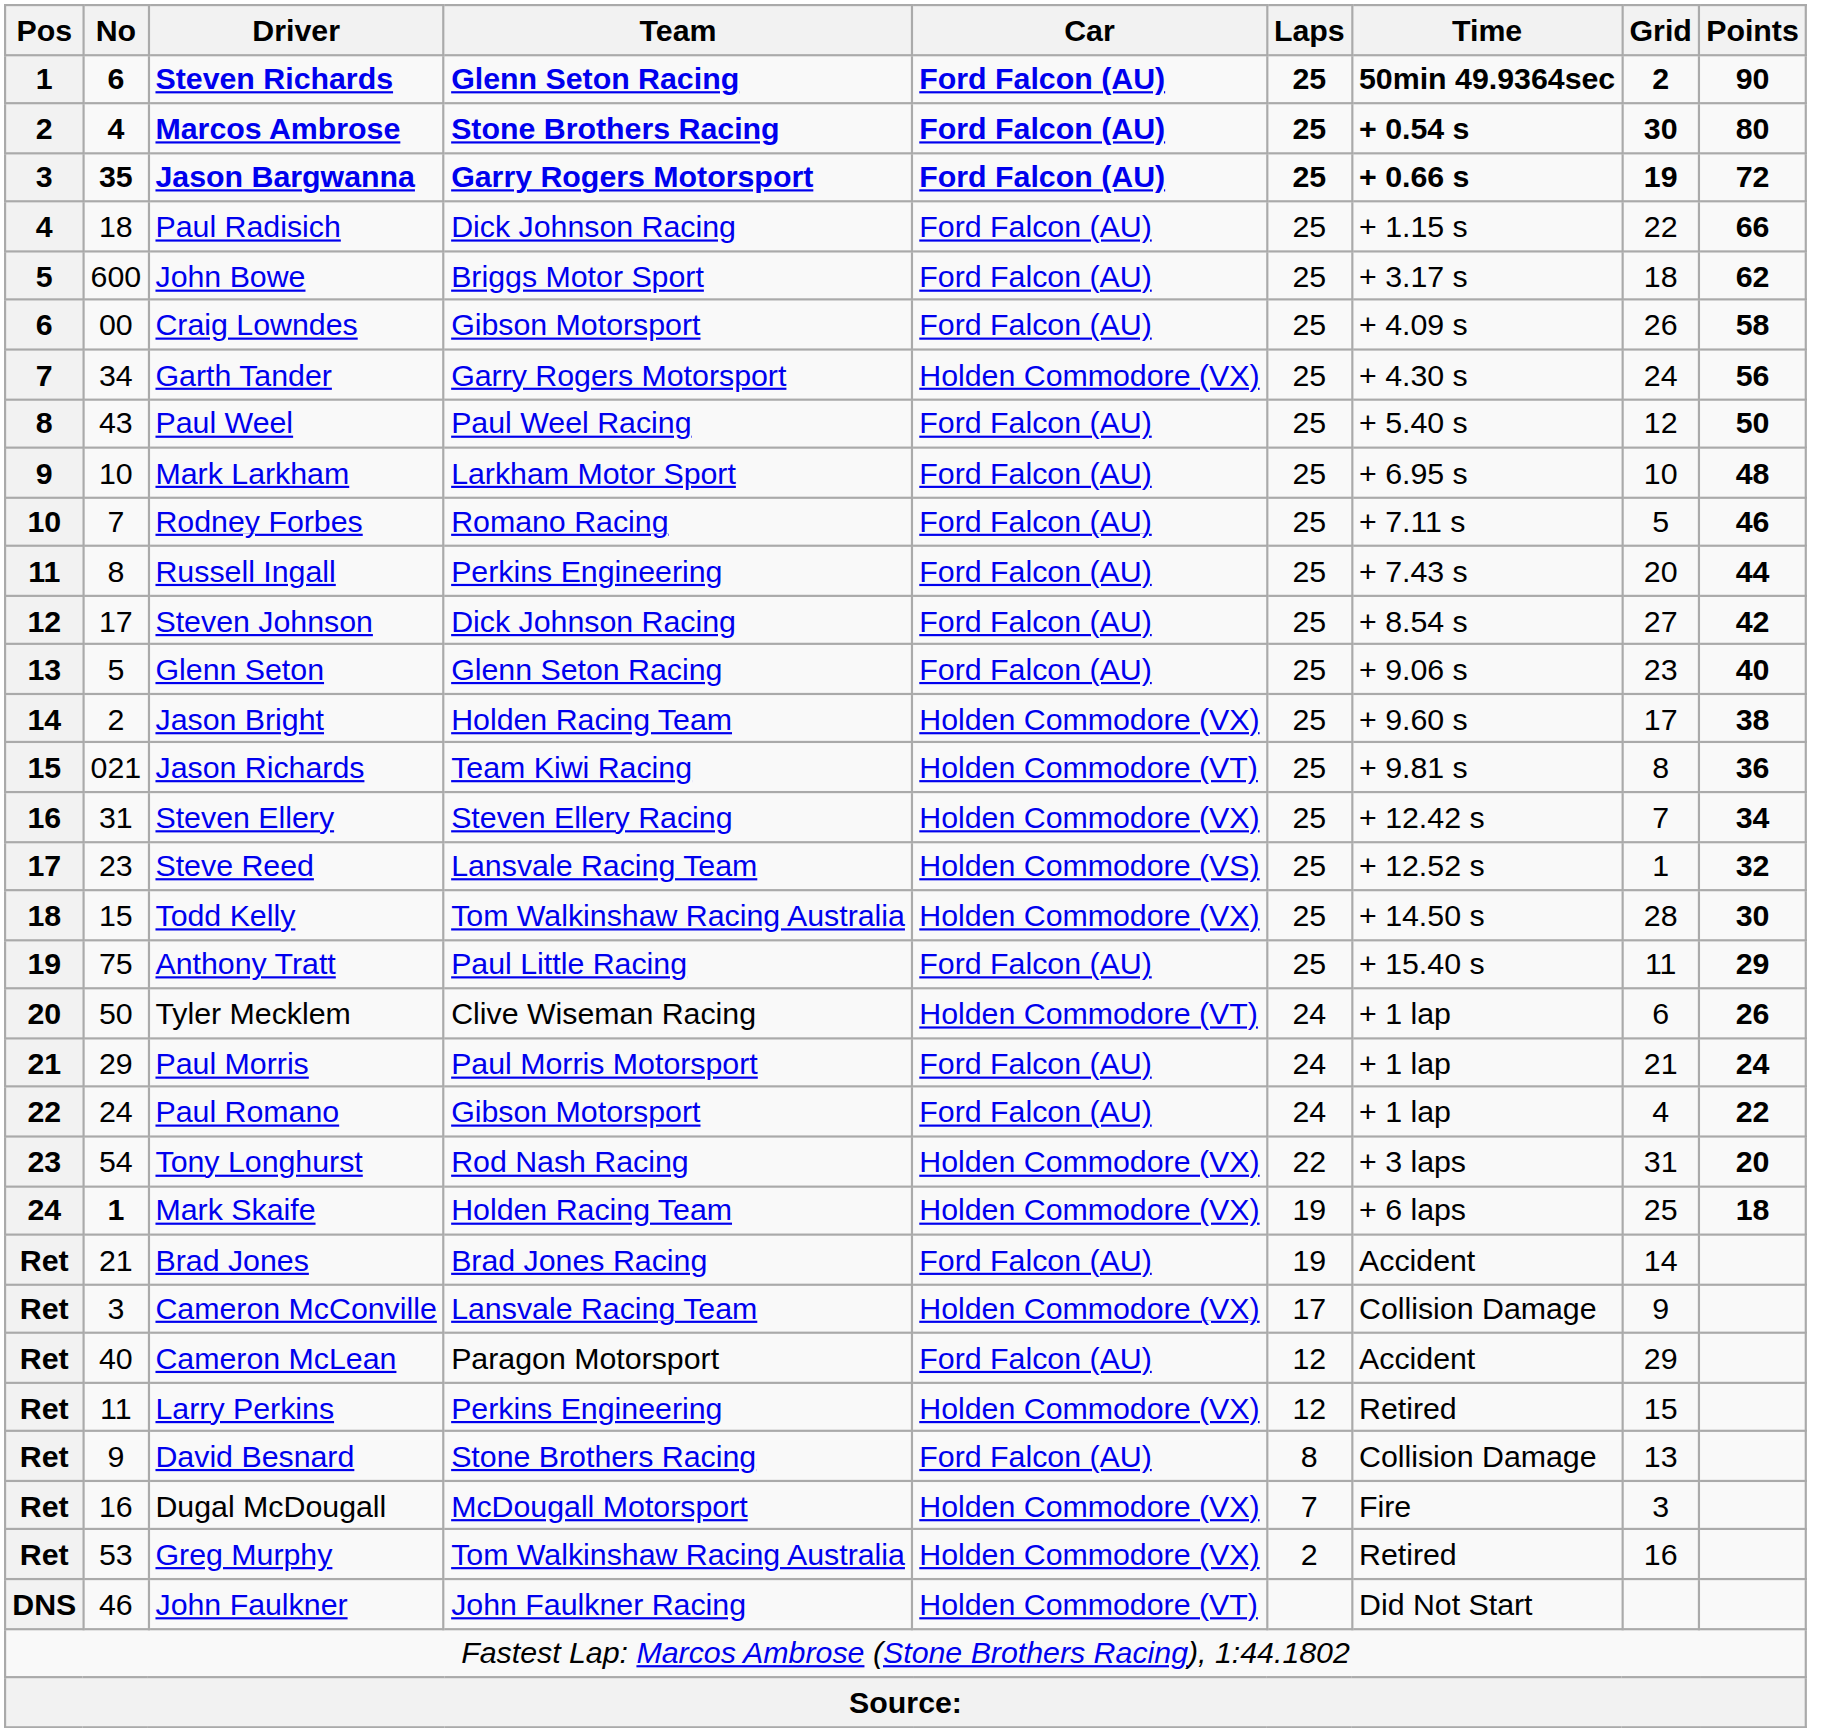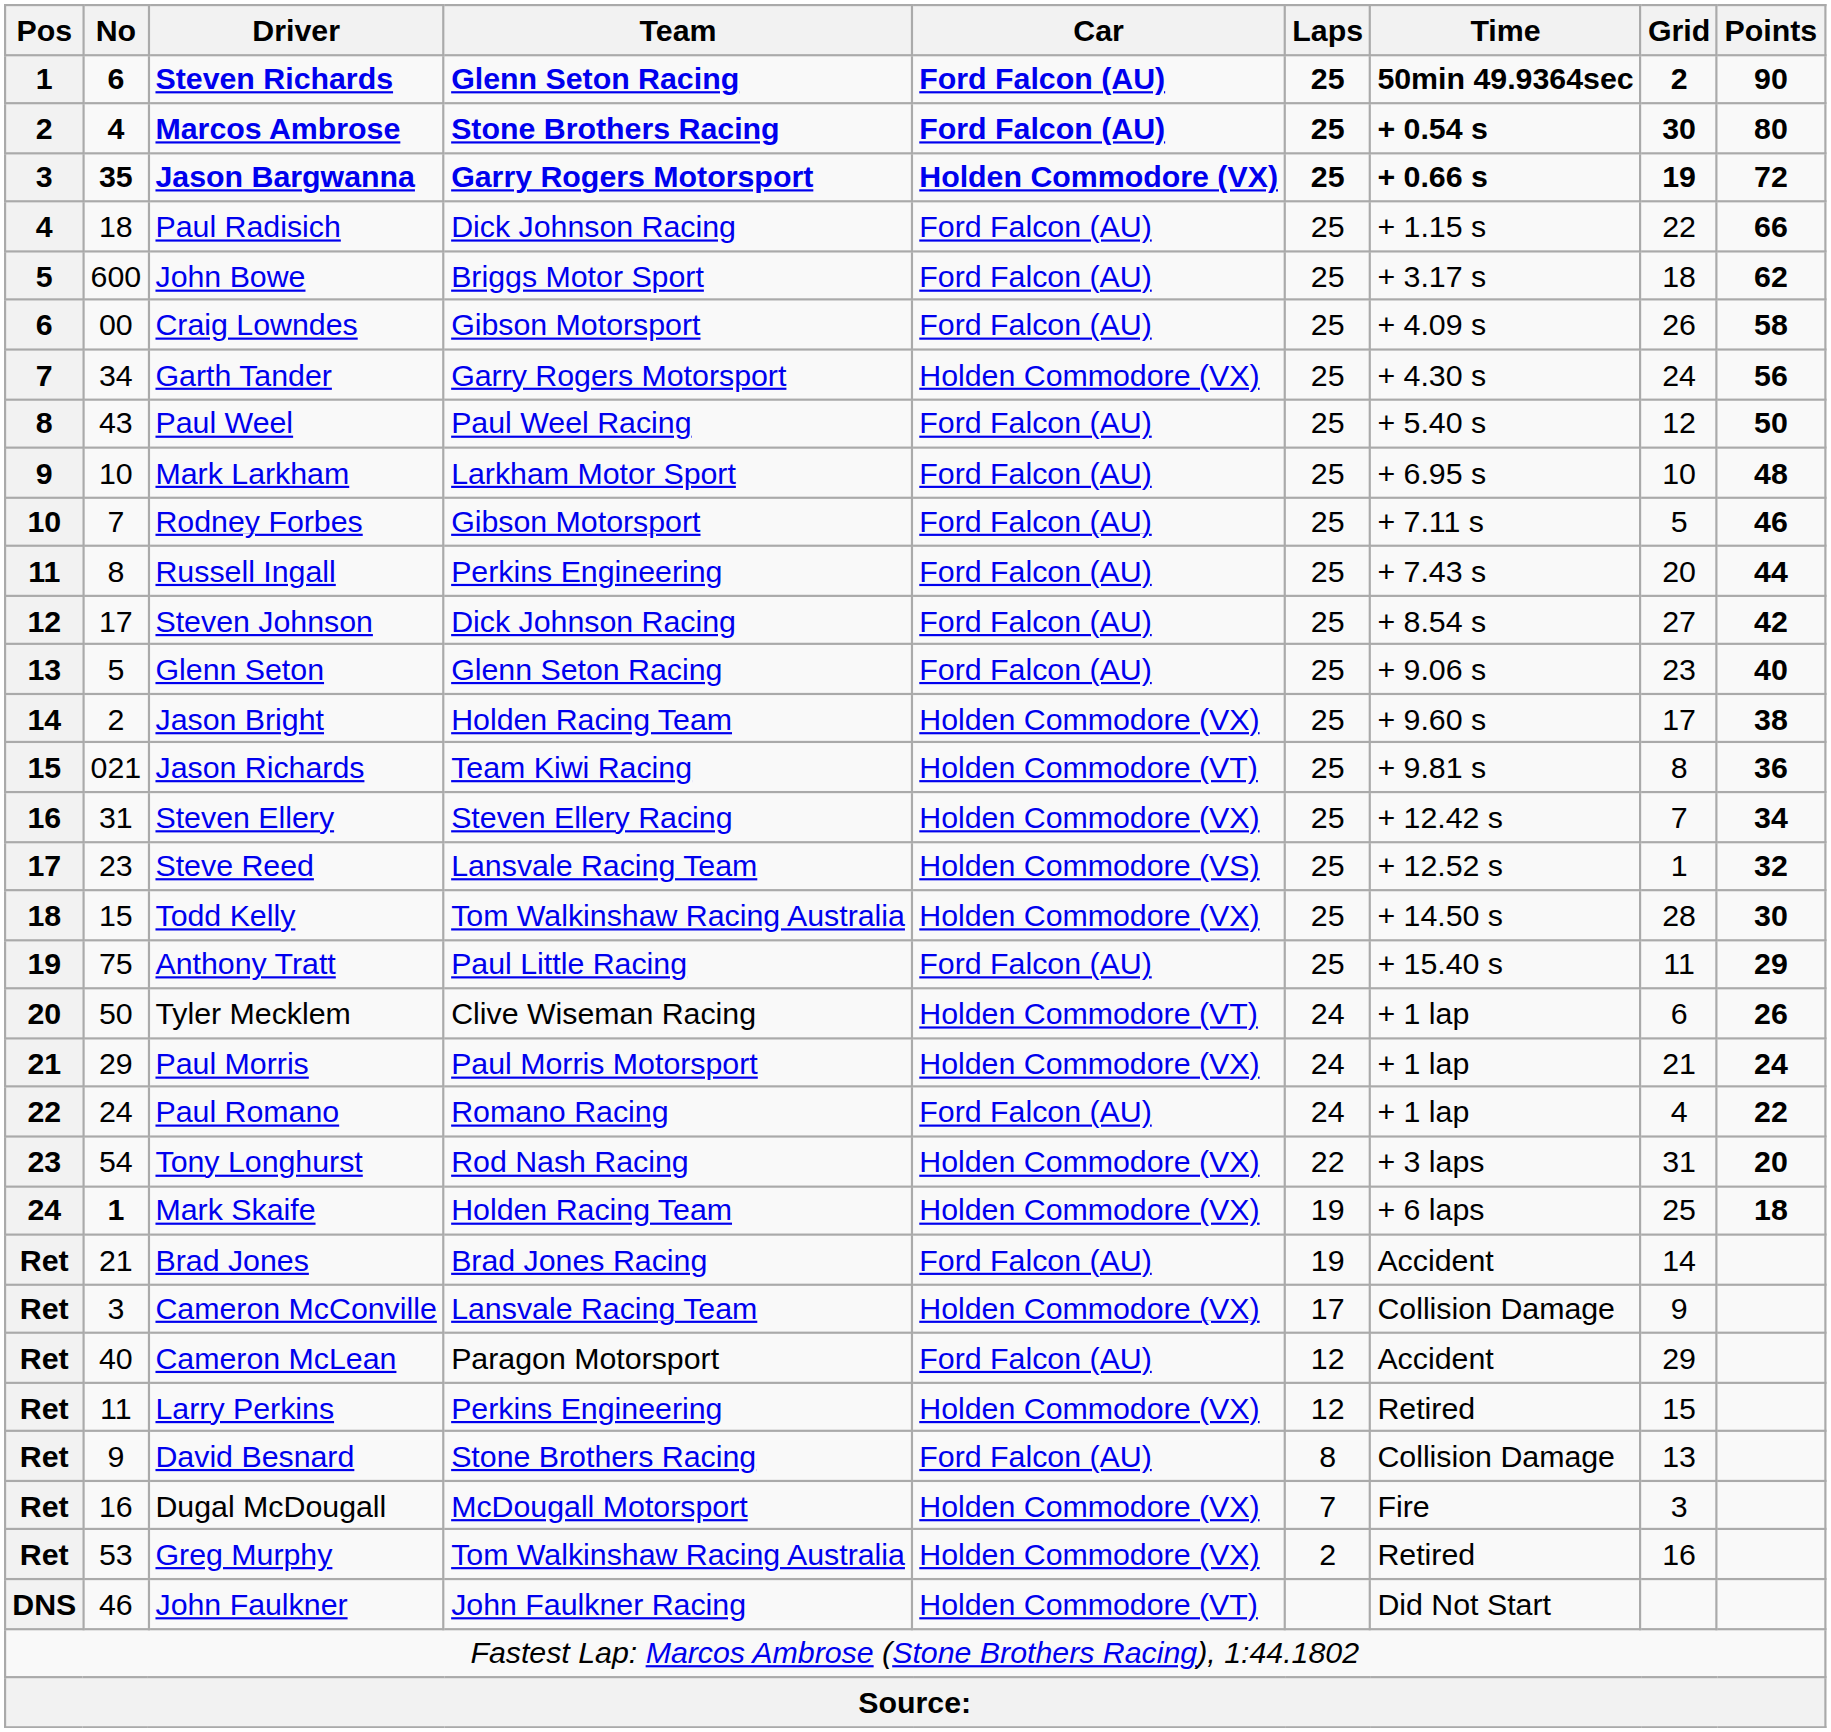(1042, 177) Ford Falcon (AU) -> (1099, 177) Holden Commodore (VX)
(560, 521) Romano Racing -> (576, 521) Gibson Motorsport
(1035, 1063) Ford Falcon (AU) -> (1089, 1063) Holden Commodore (VX)
(576, 1112) Gibson Motorsport -> (560, 1112) Romano Racing
